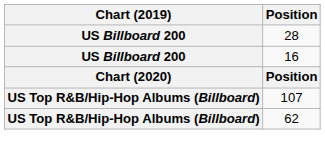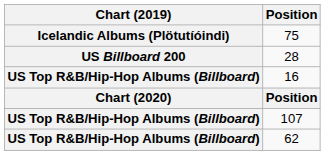+ row: (292, 35)
(134, 56) US Billboard 200 -> (134, 77) US Top R&B/Hip-Hop Albums (Billboard)
